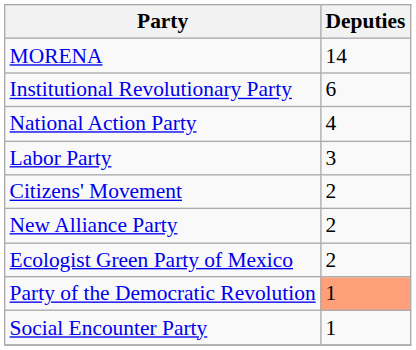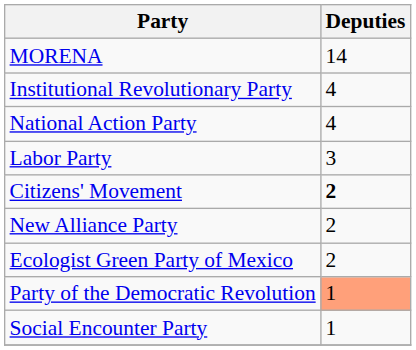(331, 89) 6 -> (331, 89) 4
(331, 191) normal -> (331, 191) bold
